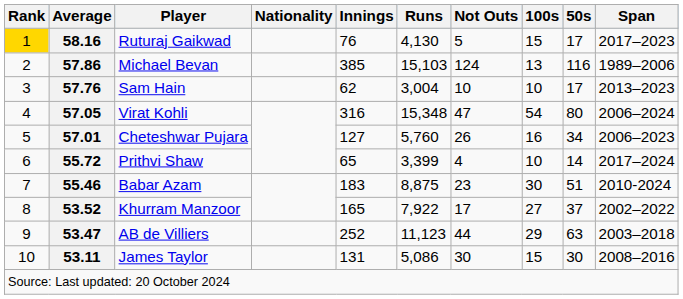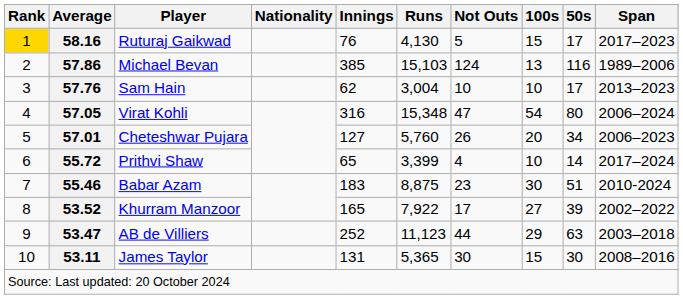(534, 137) 16 -> (534, 137) 20
(575, 209) 37 -> (575, 209) 39
(420, 257) 5,086 -> (420, 257) 5,365
